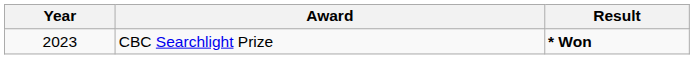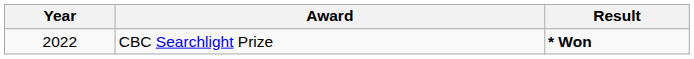(60, 41) 2023 -> (60, 41) 2022
